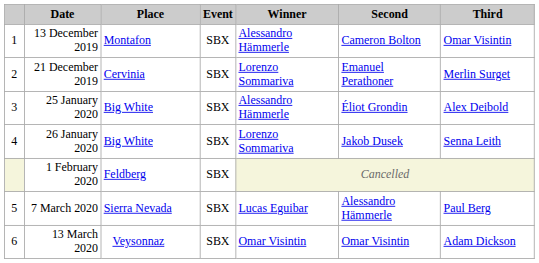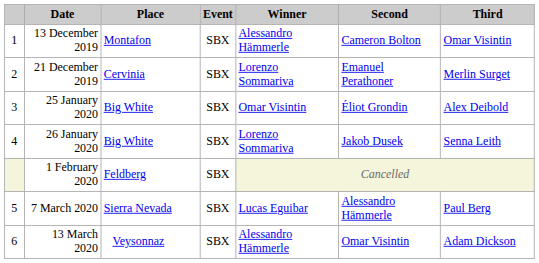(265, 107) Alessandro Hämmerle -> (272, 107) Omar Visintin
(272, 241) Omar Visintin -> (265, 241) Alessandro Hämmerle
